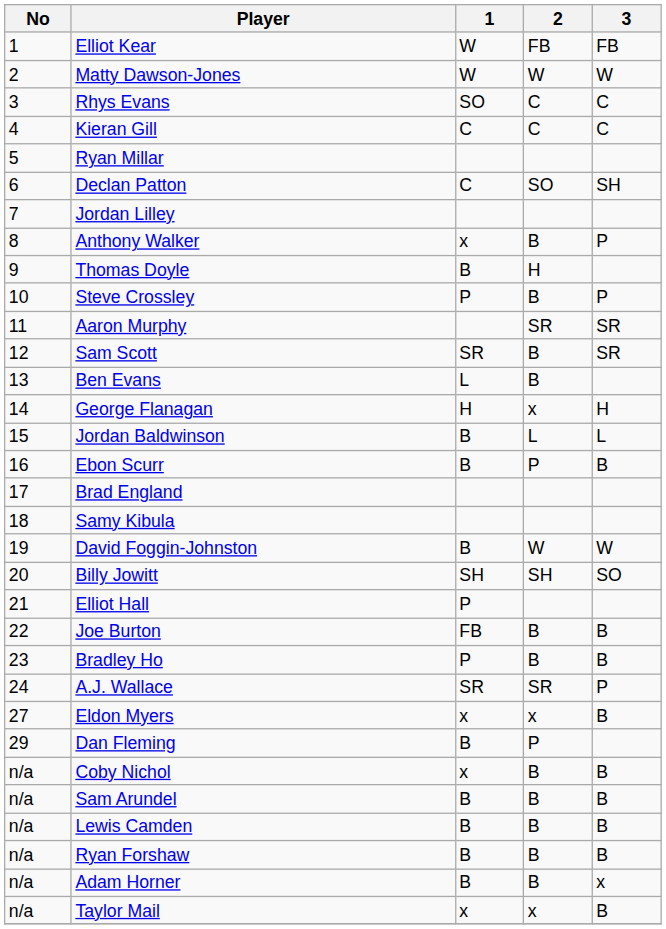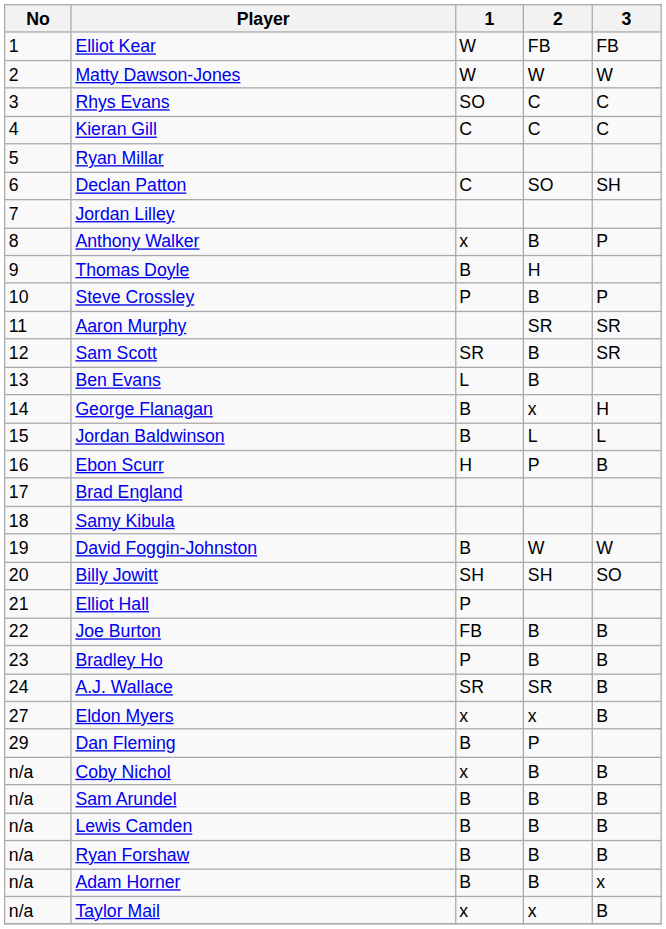(466, 408) H -> (465, 408) B
(465, 464) B -> (466, 464) H
(602, 687) P -> (602, 687) B
